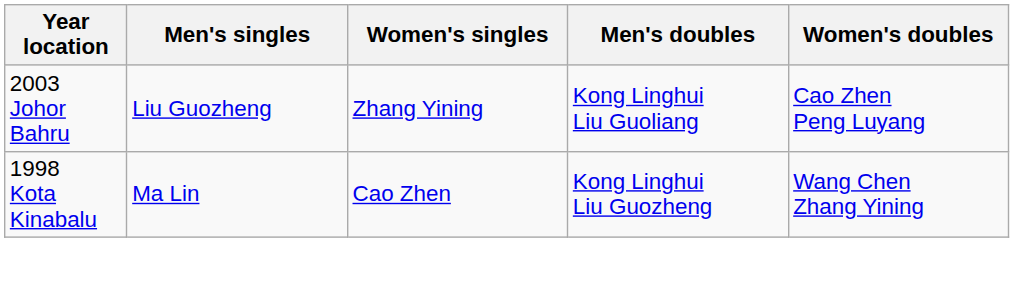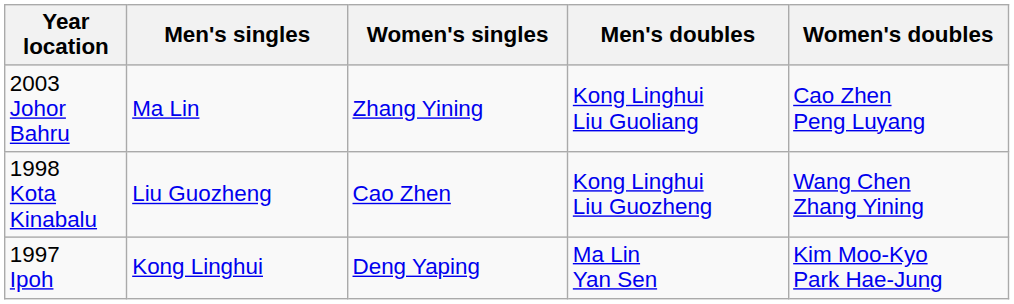(202, 108) Liu Guozheng -> (166, 108) Ma Lin
(166, 194) Ma Lin -> (202, 194) Liu Guozheng
+ row: (35, 267)
